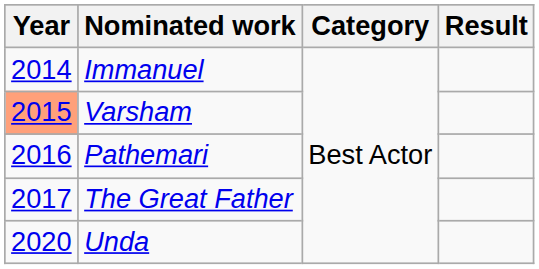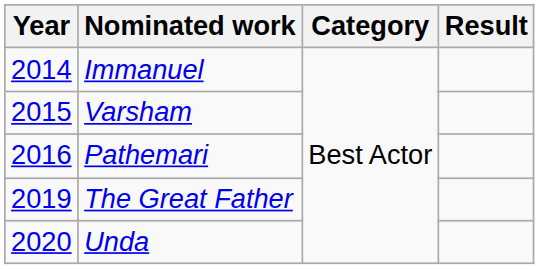(41, 112) lightsalmon background -> (41, 112) no background
(41, 198) 2017 -> (41, 198) 2019
